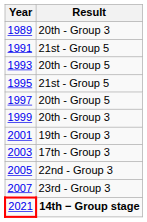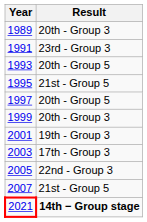(74, 48) 21st - Group 5 -> (75, 48) 23rd - Group 3
(75, 188) 23rd - Group 3 -> (74, 188) 21st - Group 5
